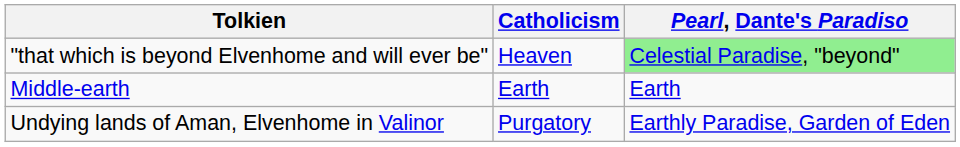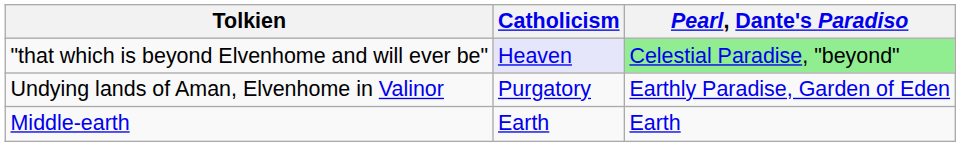(535, 55) no background -> (535, 55) lavender background
rows swapped: (227, 123) <-> (70, 89)
